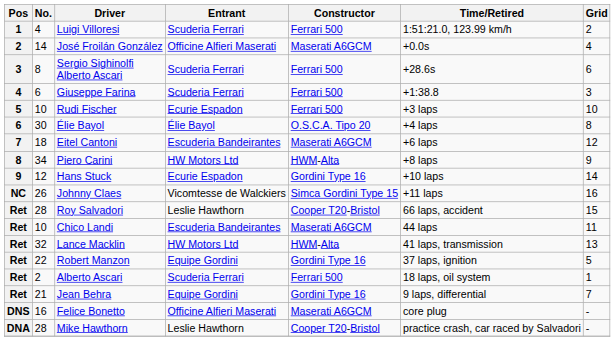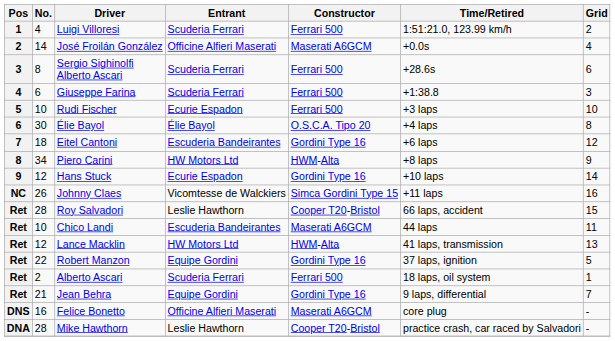(331, 143) Maserati A6GCM -> (328, 143) Gordini Type 16
(41, 244) 32 -> (41, 244) 12
